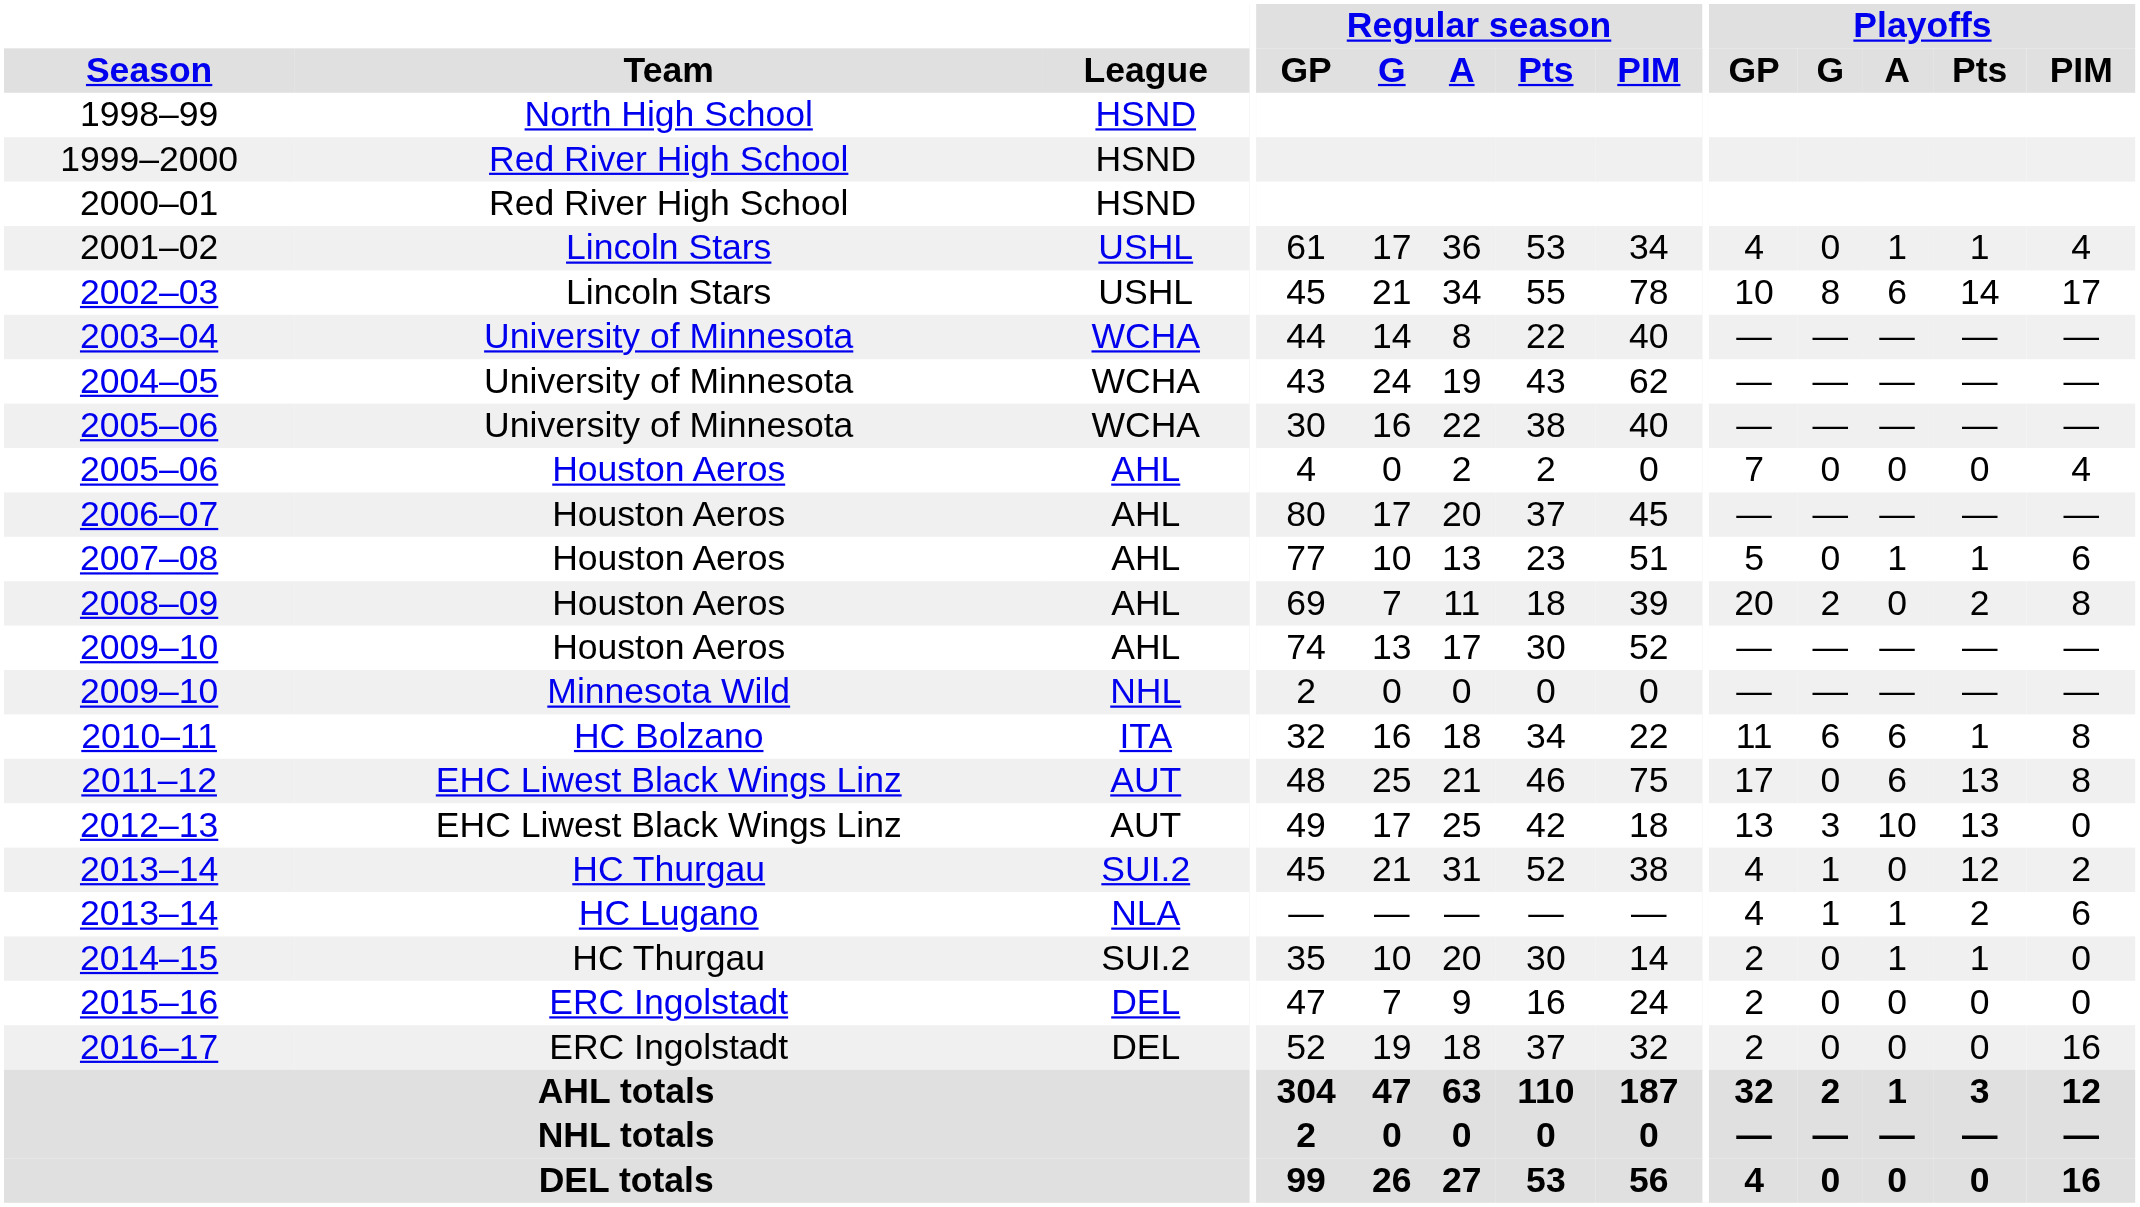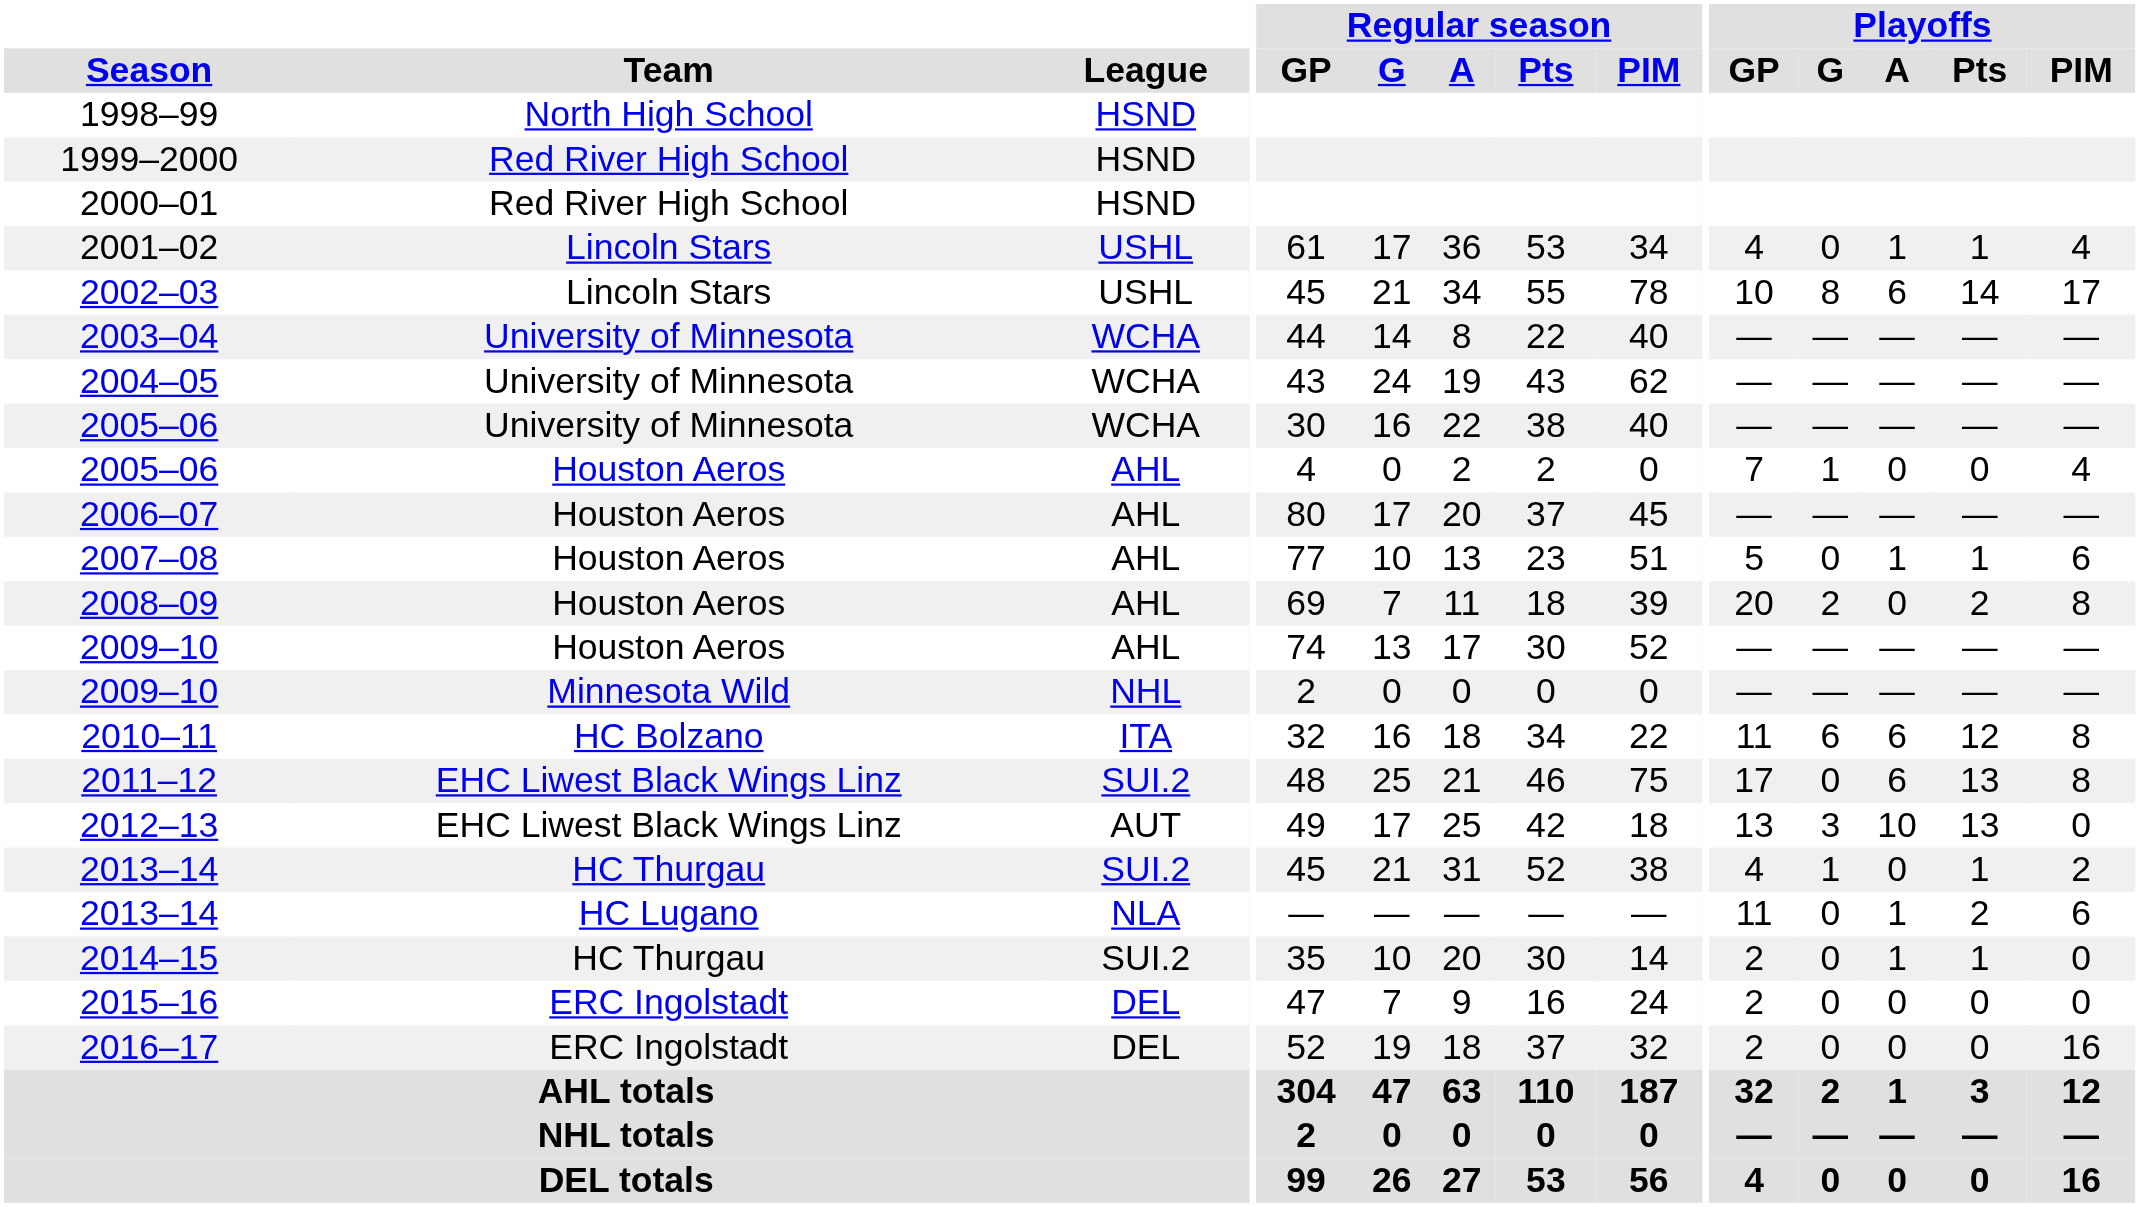(1830, 469) 0 -> (1830, 469) 1
(1980, 735) 1 -> (1980, 735) 12
(1146, 780) AUT -> (1146, 780) SUI.2
(1980, 869) 12 -> (1980, 869) 1
(1754, 913) 4 -> (1754, 913) 11
(1830, 913) 1 -> (1830, 913) 0
